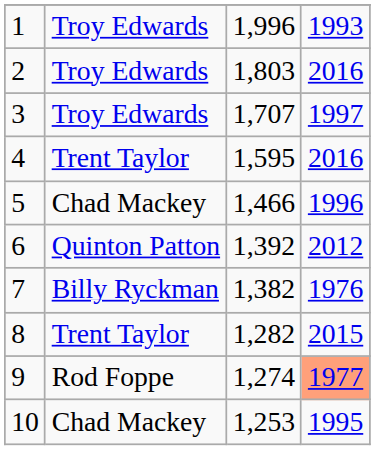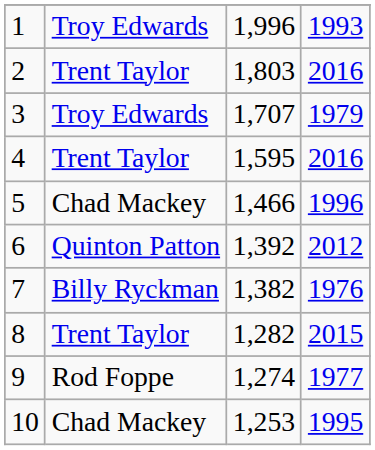(130, 70) Troy Edwards -> (120, 70) Trent Taylor
(336, 114) 1997 -> (336, 114) 1979
(336, 377) lightsalmon background -> (336, 377) no background
